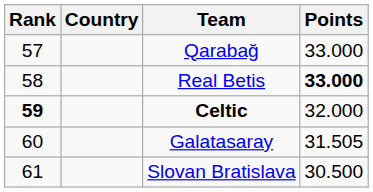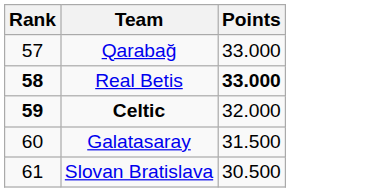- column: (102, 19)
(32, 80) normal -> (32, 80) bold
(334, 141) 31.505 -> (251, 141) 31.500
